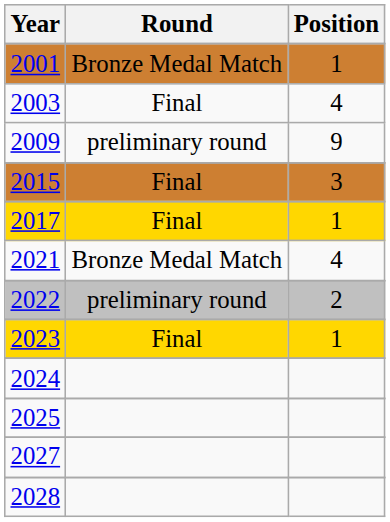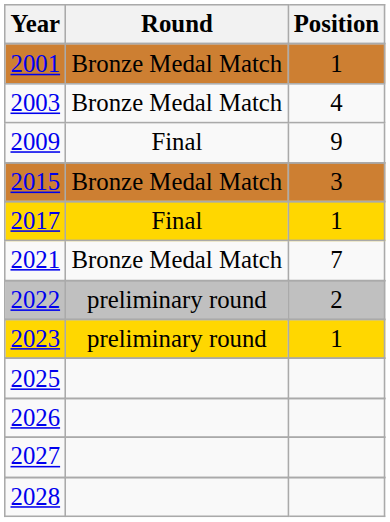(177, 102) Final -> (177, 102) Bronze Medal Match
(177, 142) preliminary round -> (177, 142) Final
(177, 181) Final -> (177, 181) Bronze Medal Match
(336, 260) 4 -> (336, 260) 7
(177, 338) Final -> (177, 338) preliminary round
- row: (35, 378)
+ row: (35, 417)
